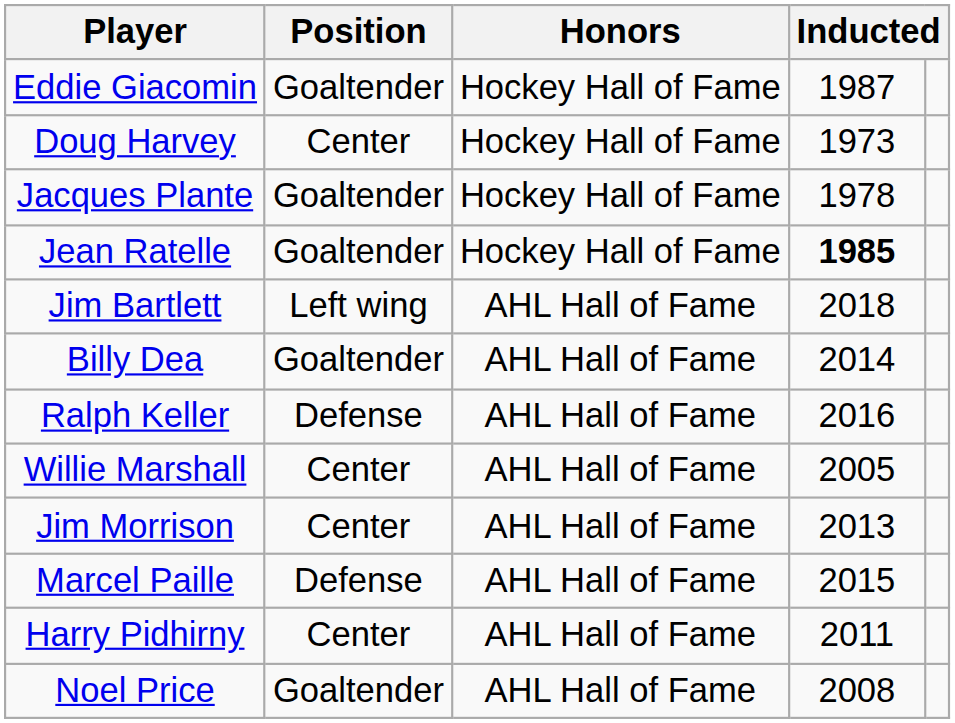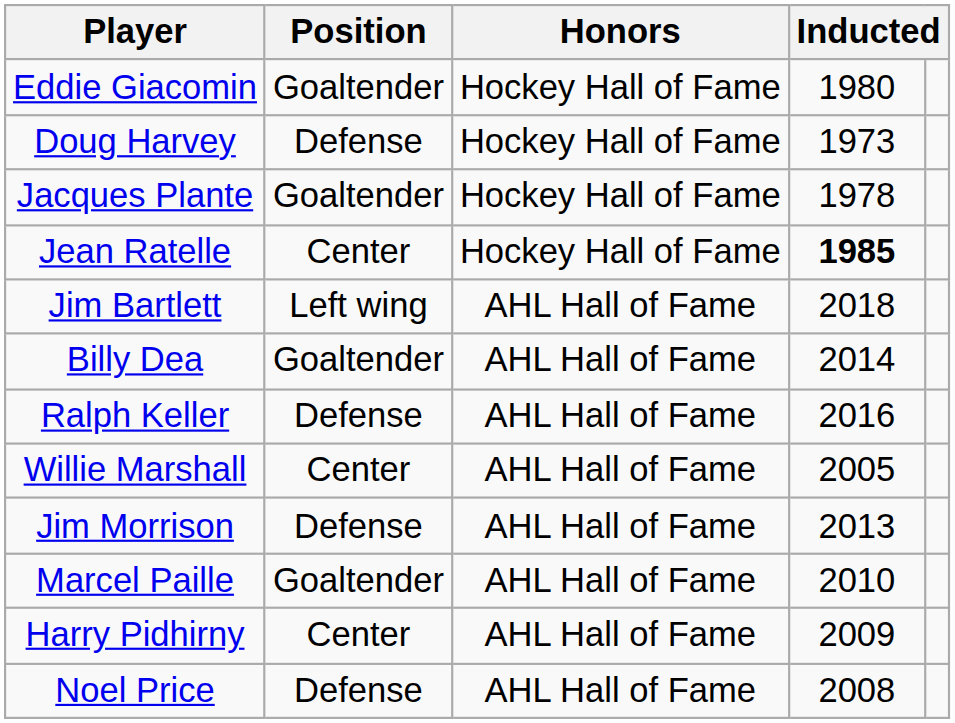(857, 86) 1987 -> (857, 86) 1980
(358, 141) Center -> (358, 141) Defense
(358, 251) Goaltender -> (358, 251) Center
(358, 525) Center -> (358, 525) Defense
(358, 580) Defense -> (358, 580) Goaltender
(857, 580) 2015 -> (857, 580) 2010
(857, 634) 2011 -> (857, 634) 2009
(358, 689) Goaltender -> (358, 689) Defense
